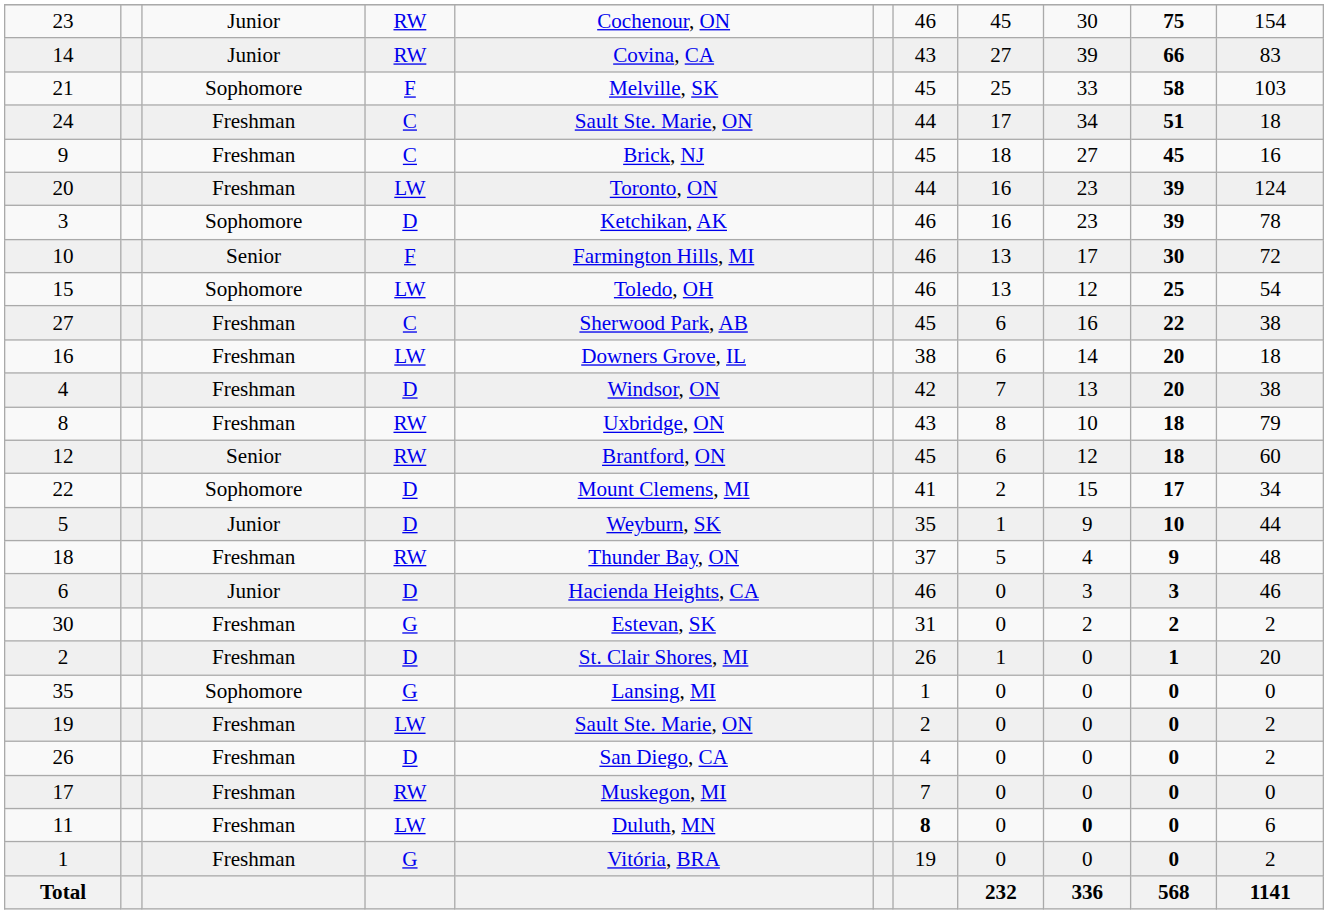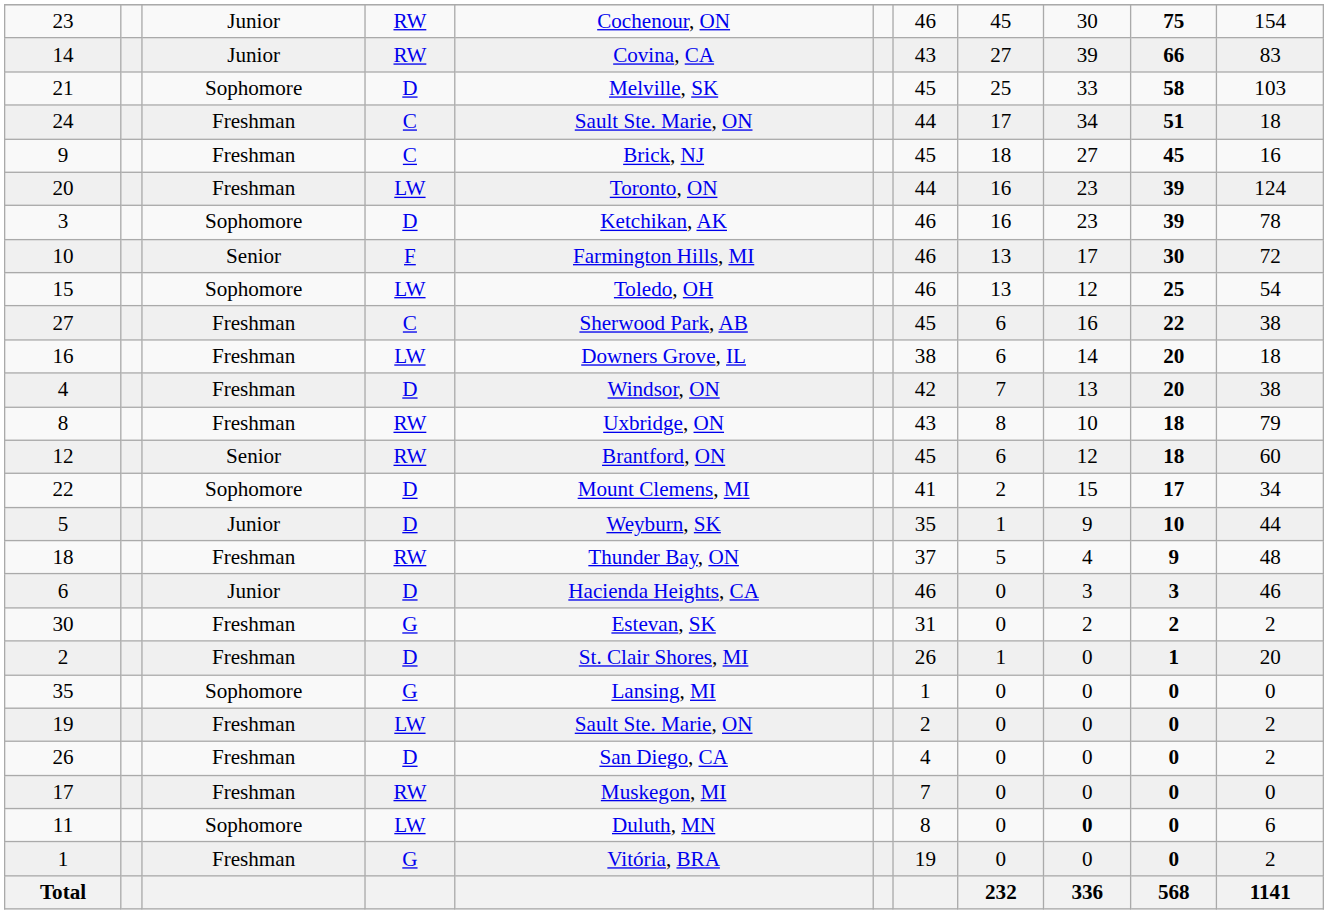(410, 88) F -> (410, 88) D
(254, 825) Freshman -> (254, 825) Sophomore
(925, 825) bold -> (925, 825) normal
